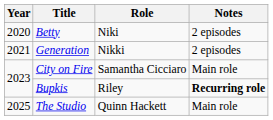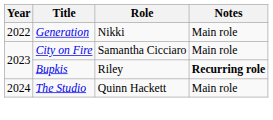- row: (48, 32)
(19, 50) 2021 -> (19, 32) 2022
(216, 50) 2 episodes -> (215, 32) Main role
(19, 106) 2025 -> (19, 87) 2024
